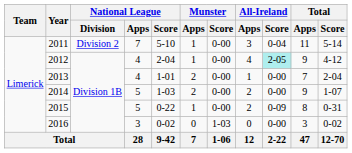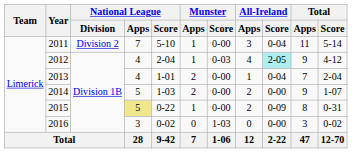(221, 60) 0-00 -> (221, 60) 0-03
(277, 76) 0-00 -> (277, 76) 0-04
(138, 108) no background -> (138, 108) khaki background
